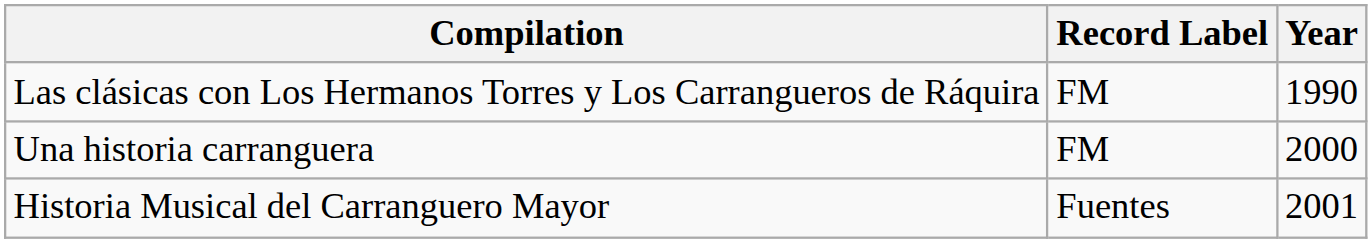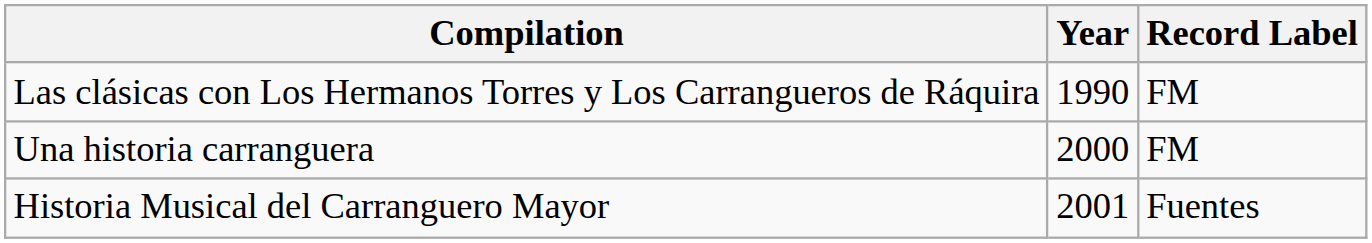columns swapped: (1321, 33) <-> (1162, 33)
